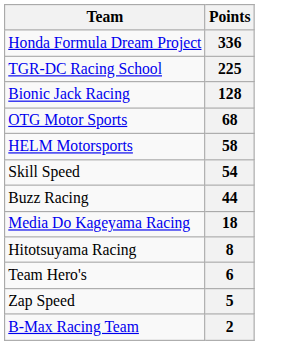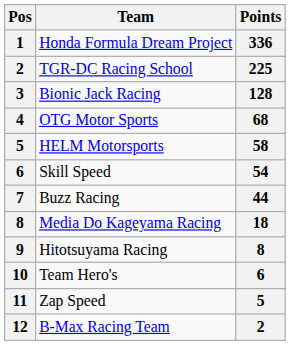+ column: (20, 16)
